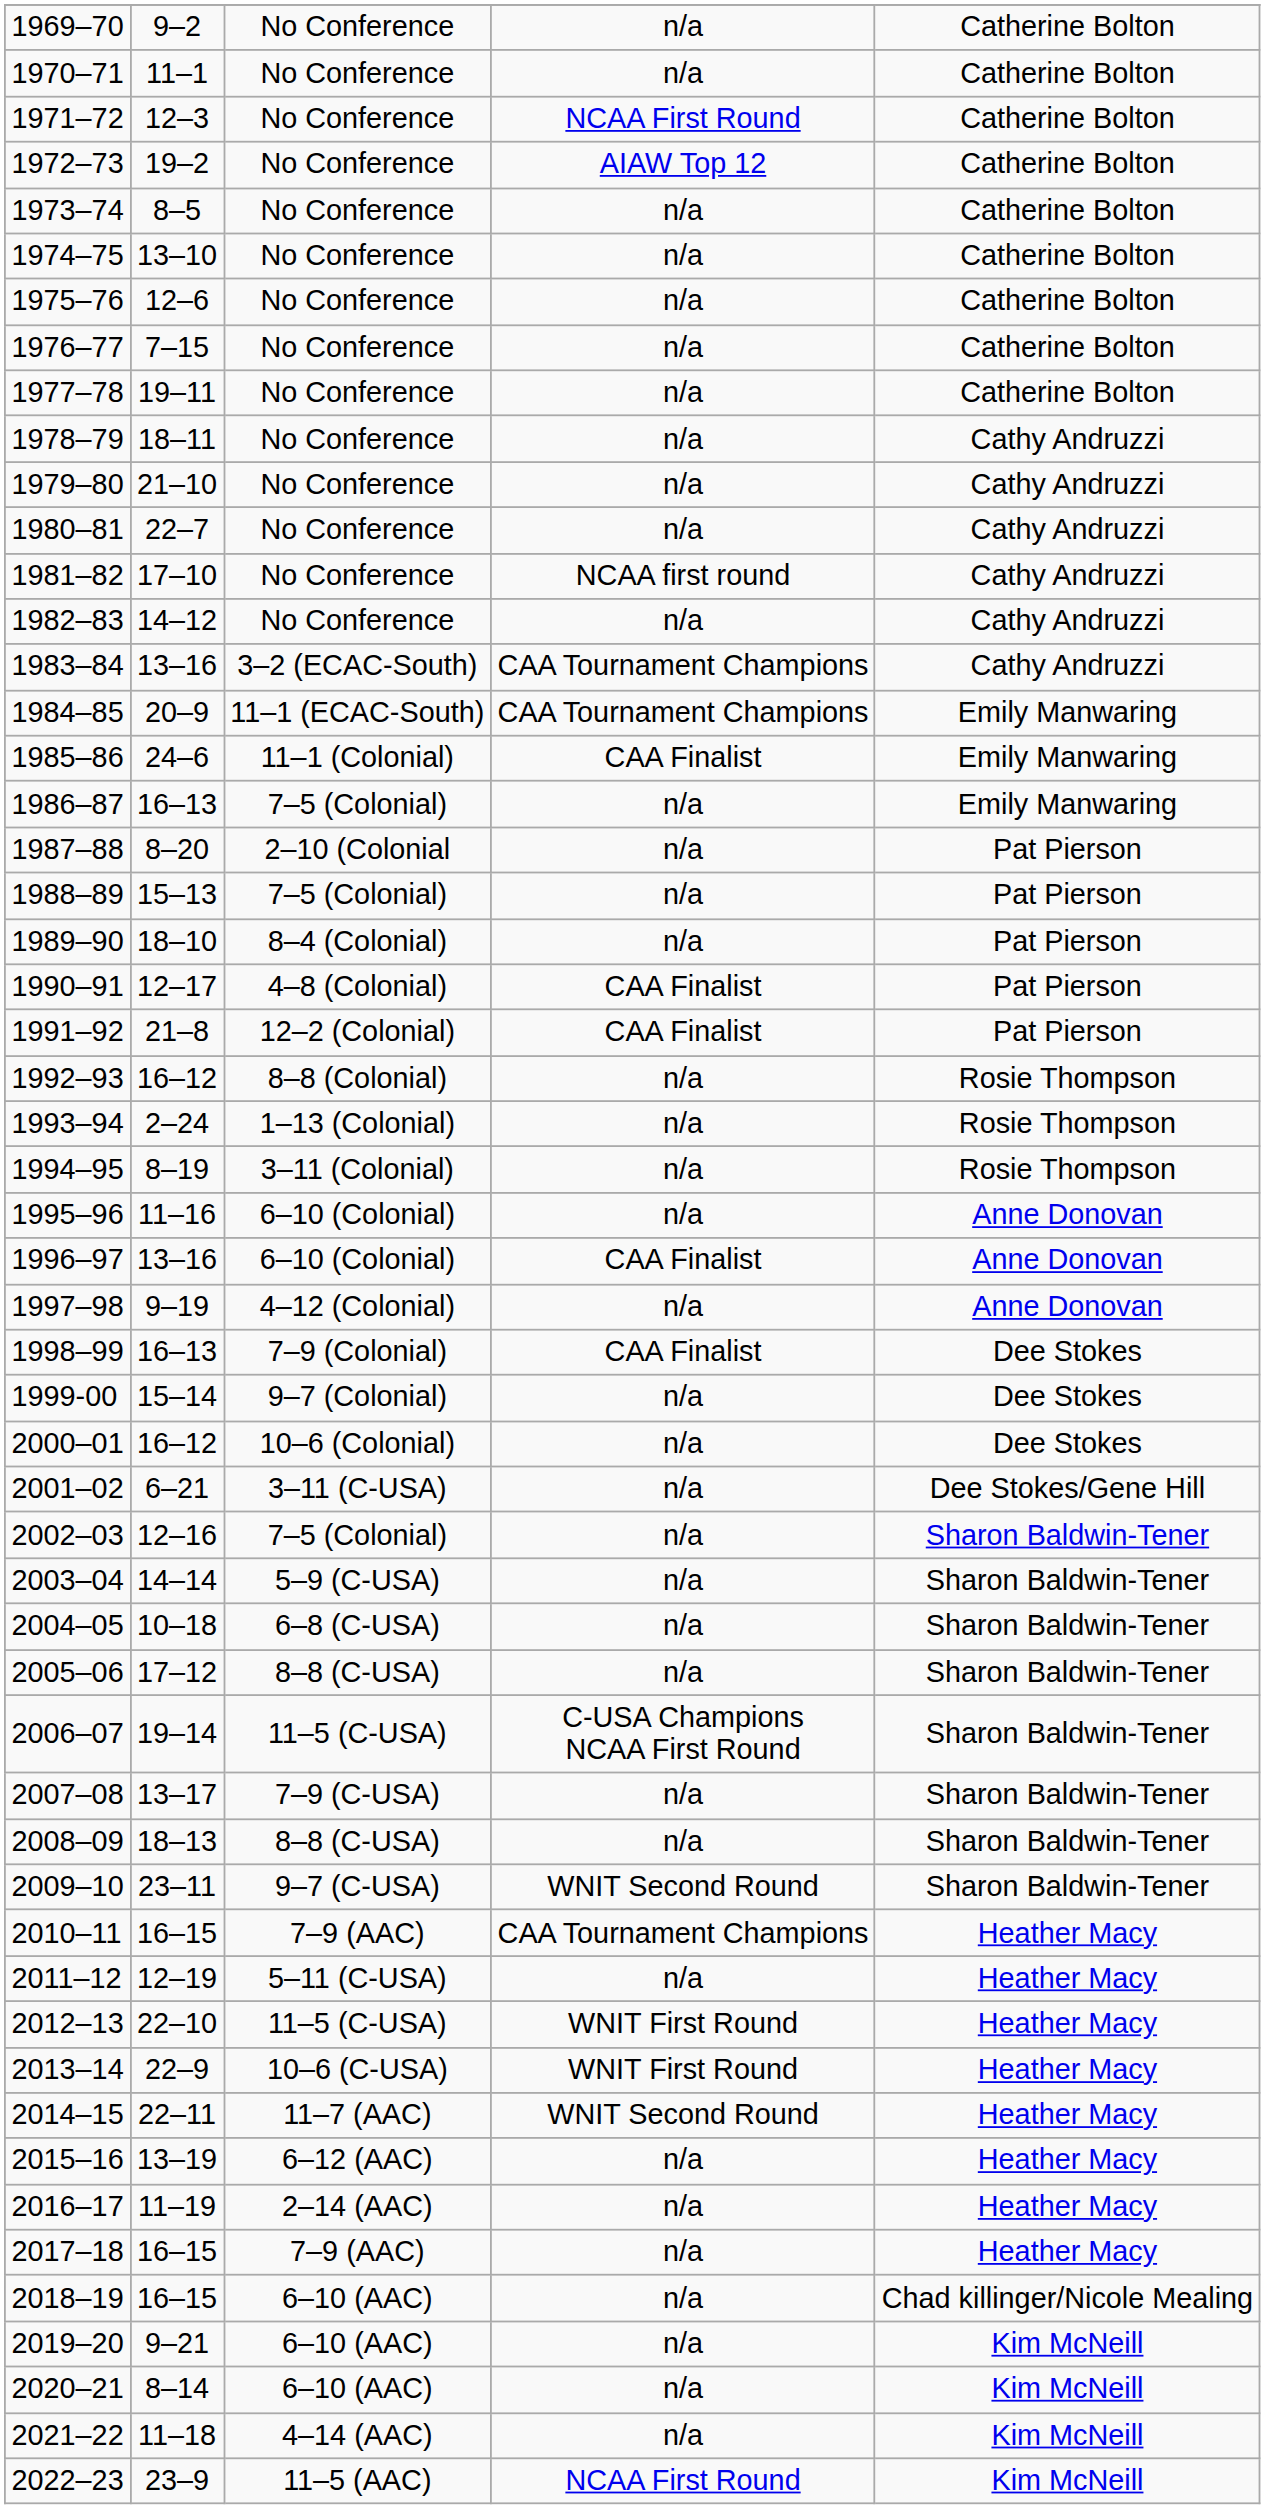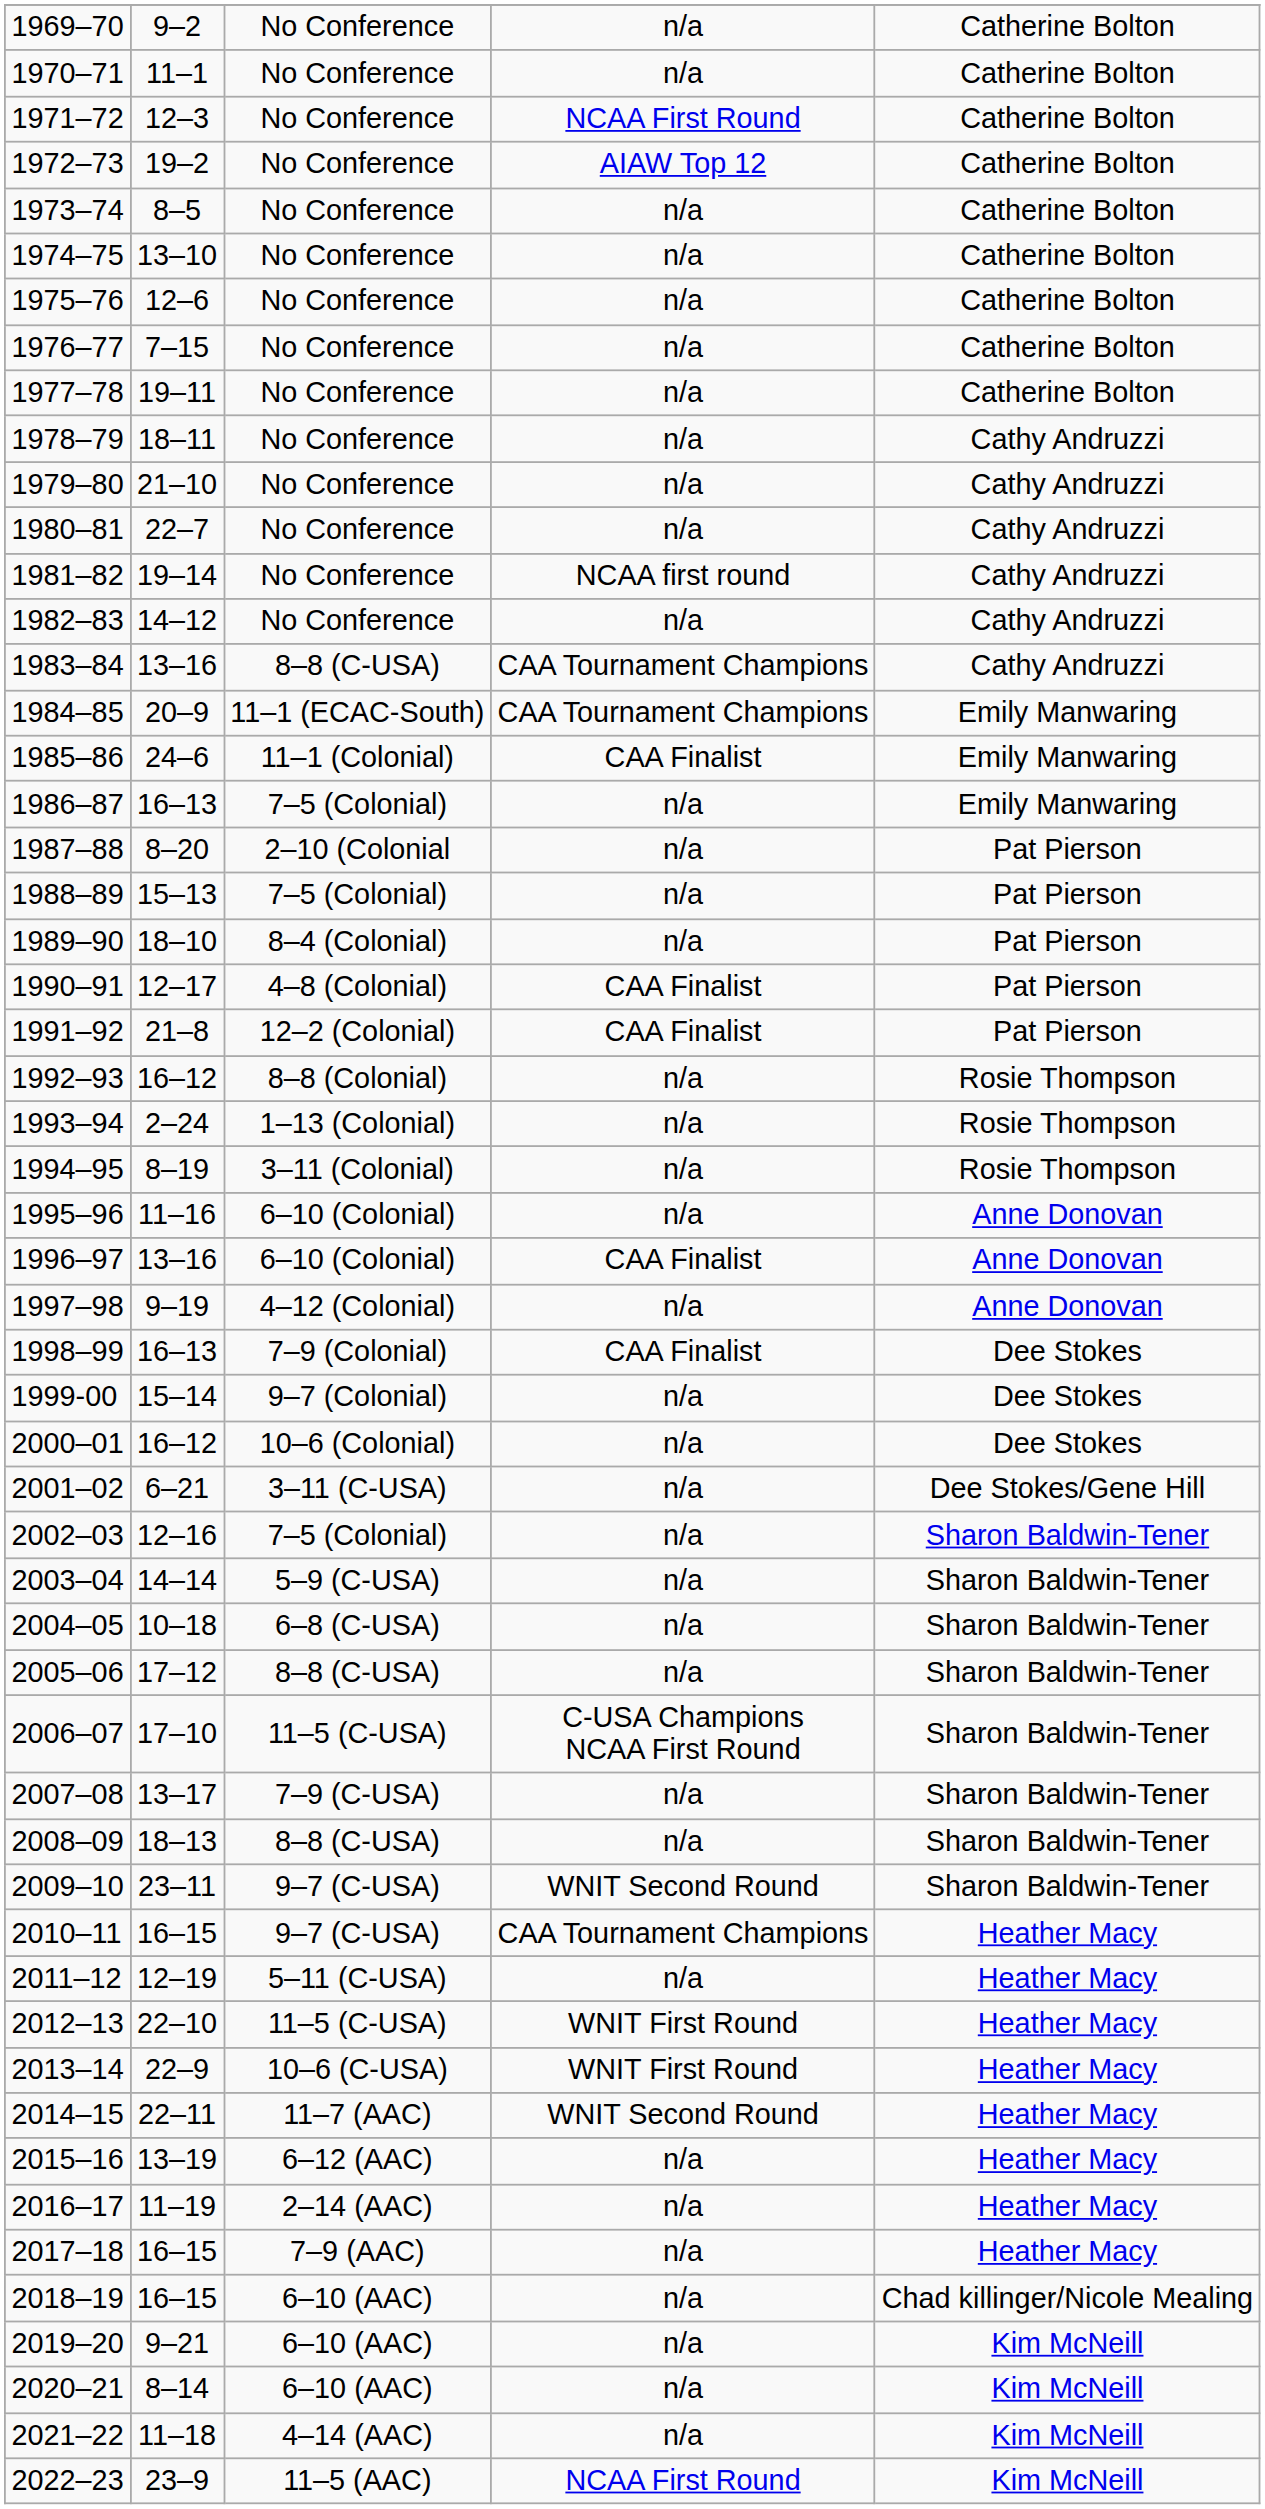(177, 575) 17–10 -> (177, 575) 19–14
(357, 666) 3–2 (ECAC-South) -> (357, 666) 8–8 (C-USA)
(177, 1733) 19–14 -> (177, 1733) 17–10
(357, 1932) 7–9 (AAC) -> (357, 1932) 9–7 (C-USA)
